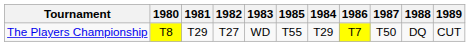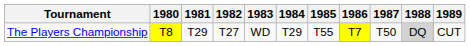columns swapped: (323, 14) <-> (292, 14)
(418, 32) no background -> (418, 32) lightgrey background
